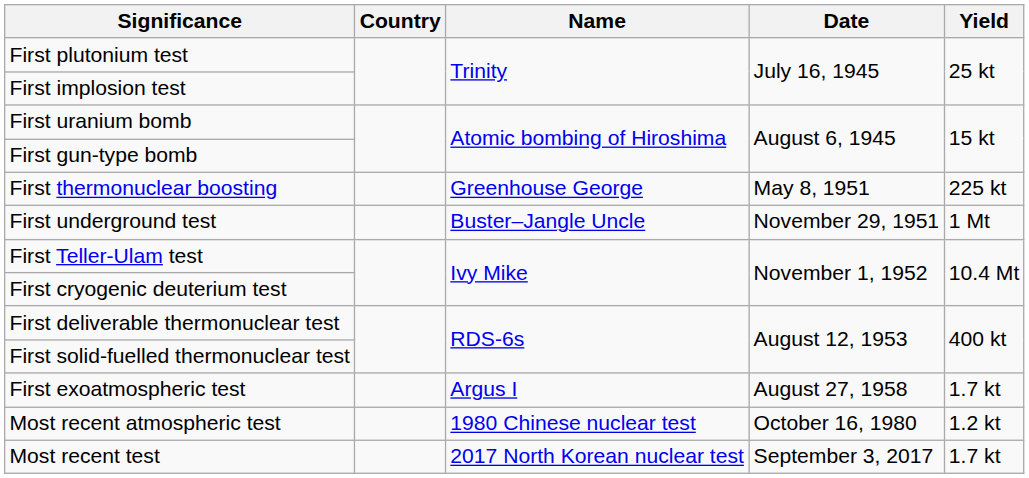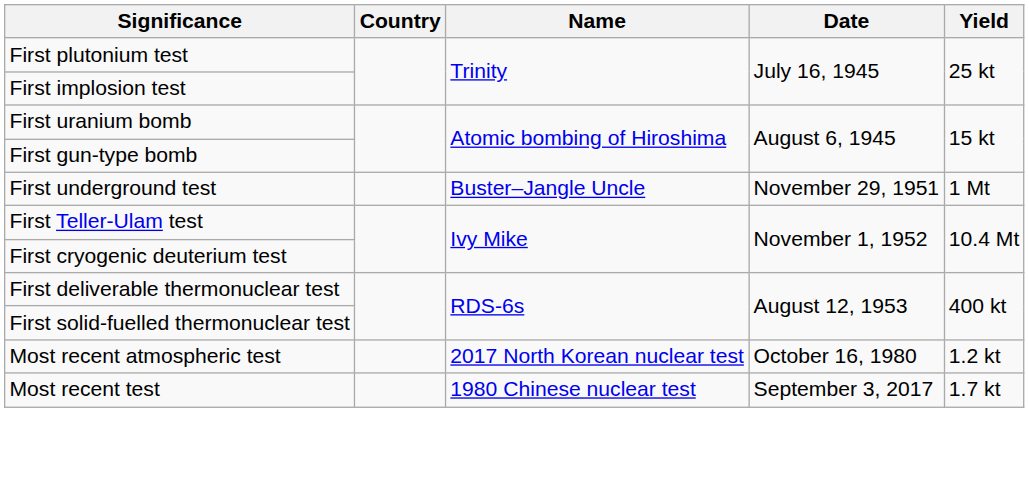- row: (143, 188)
- row: (127, 389)
(573, 423) 1980 Chinese nuclear test -> (597, 356) 2017 North Korean nuclear test
(597, 456) 2017 North Korean nuclear test -> (573, 389) 1980 Chinese nuclear test
